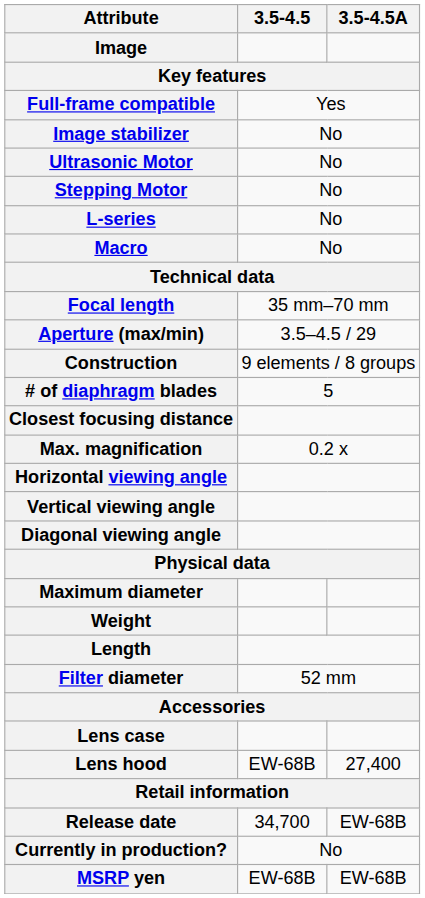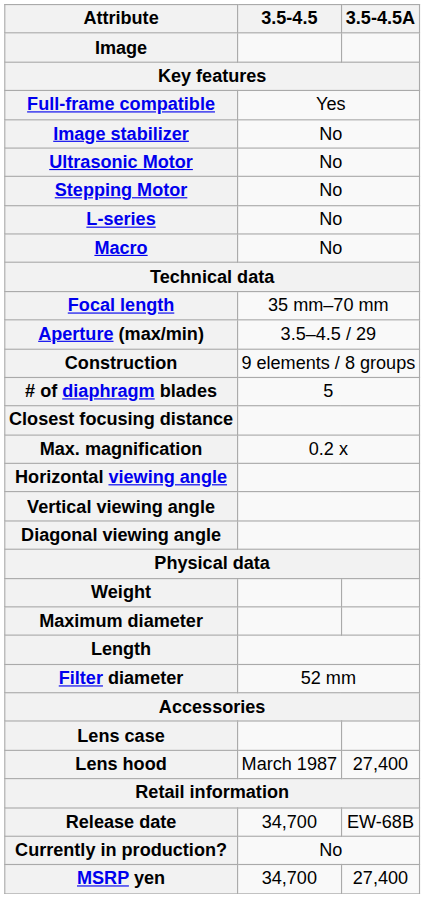rows swapped: (121, 620) <-> (121, 592)
(282, 764) EW-68B -> (289, 764) March 1987
(282, 879) EW-68B -> (289, 879) 34,700
(373, 879) EW-68B -> (380, 879) 27,400
